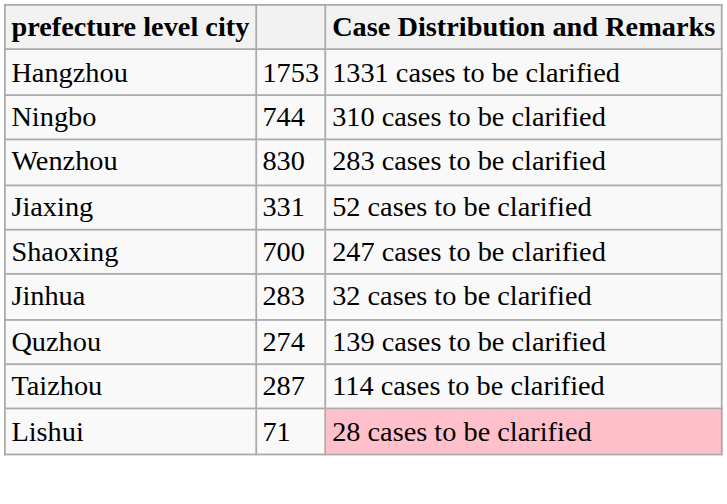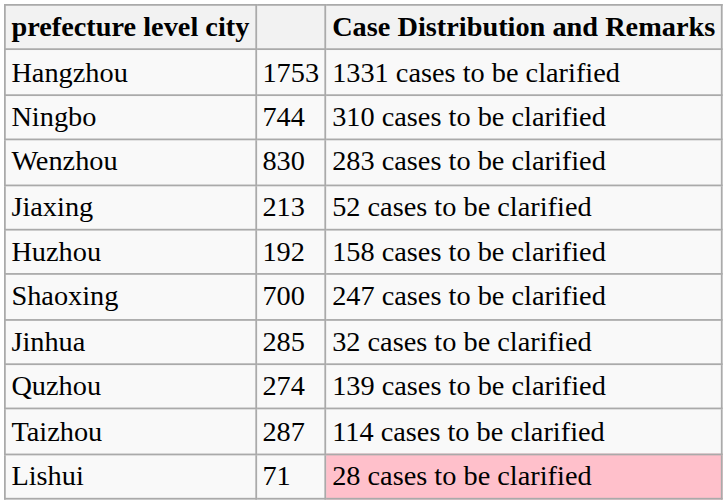(284, 206) 331 -> (284, 206) 213
+ row: (56, 251)
(284, 296) 283 -> (284, 341) 285
